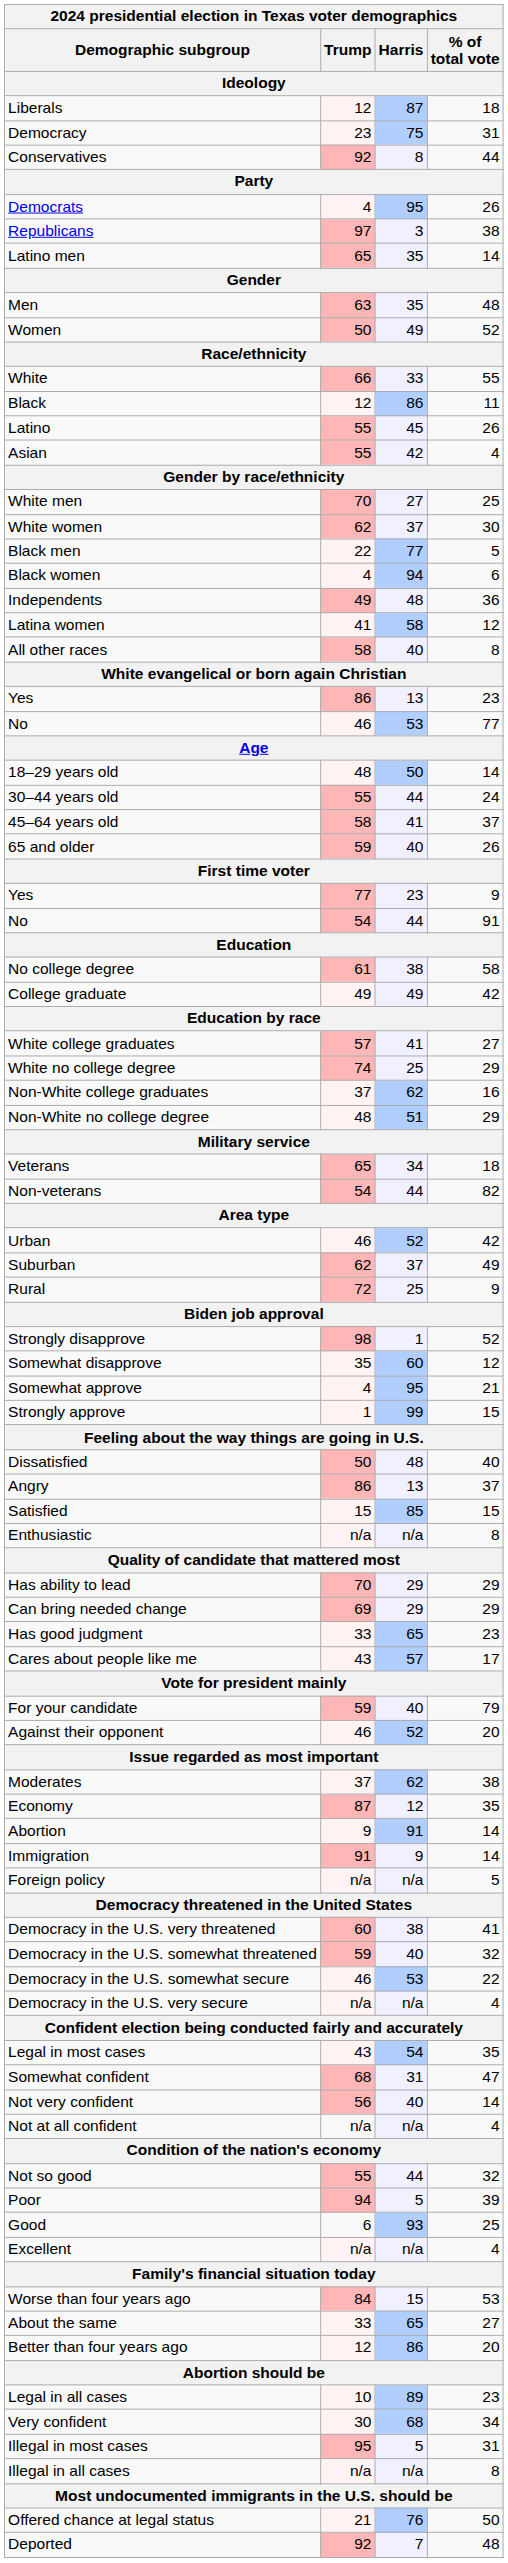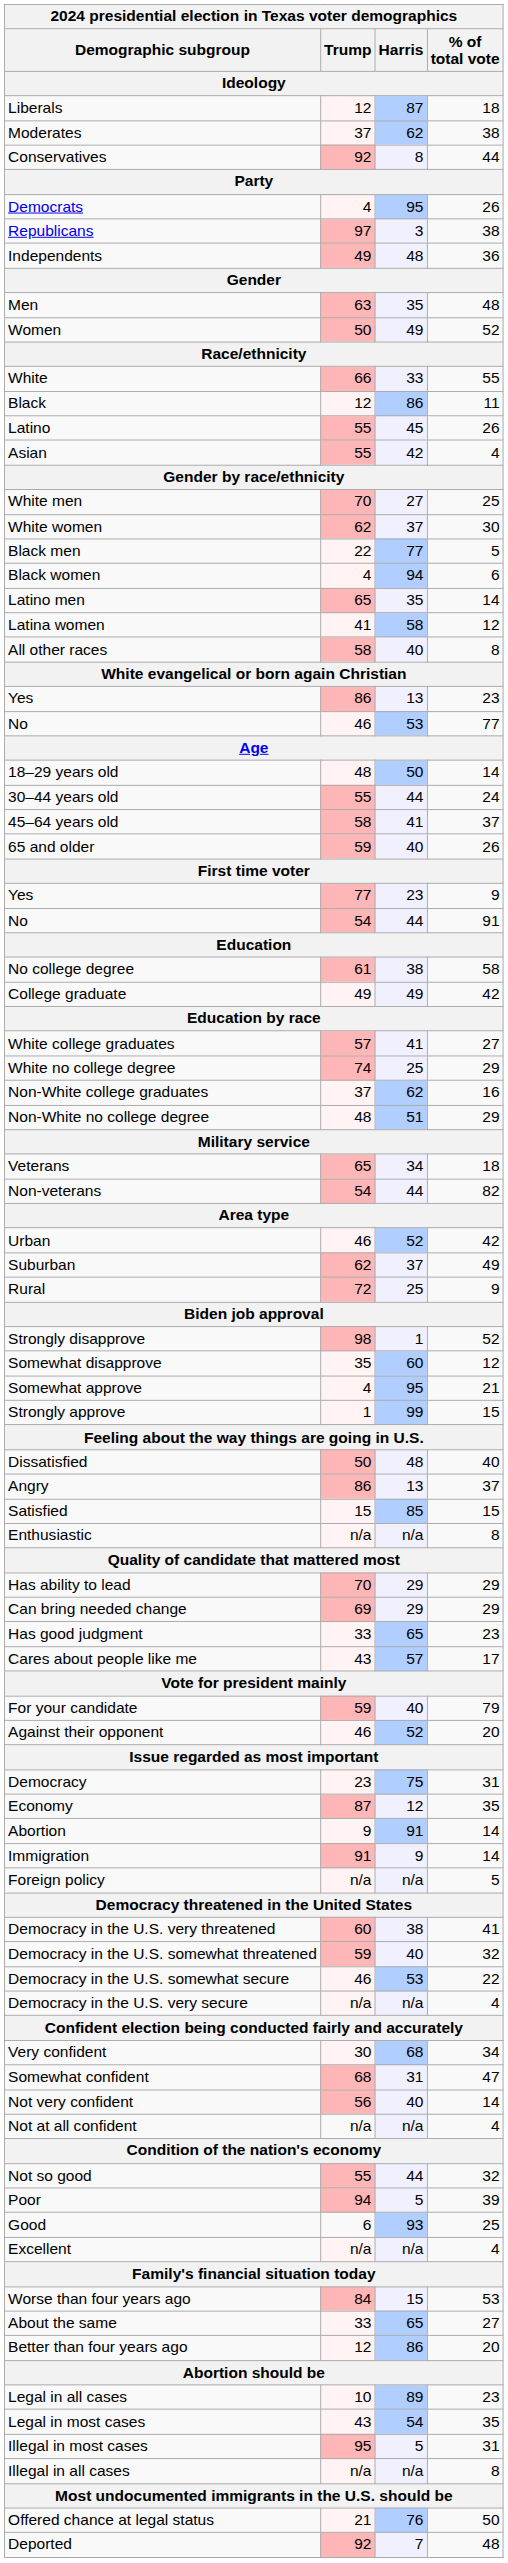rows swapped: (45, 1781) <-> (47, 132)
rows swapped: (55, 600) <-> (46, 255)
rows swapped: (57, 2421) <-> (77, 2052)
